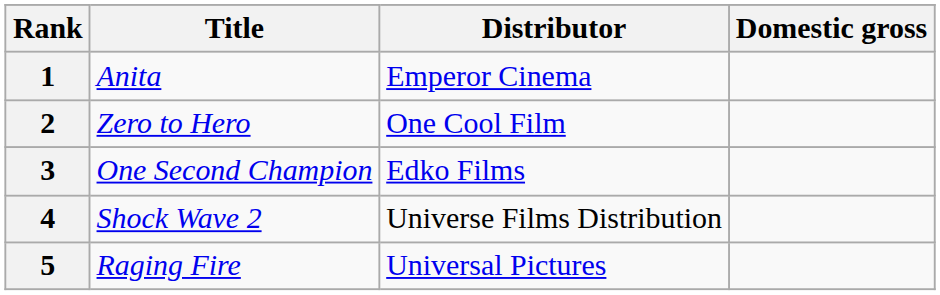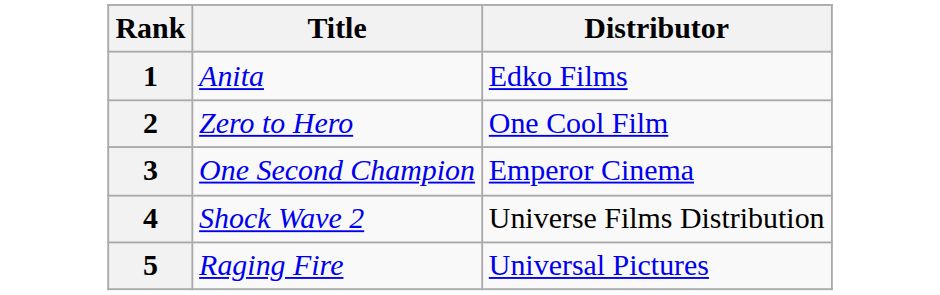- column: (831, 28)
(489, 75) Emperor Cinema -> (558, 75) Edko Films
(456, 170) Edko Films -> (591, 170) Emperor Cinema
